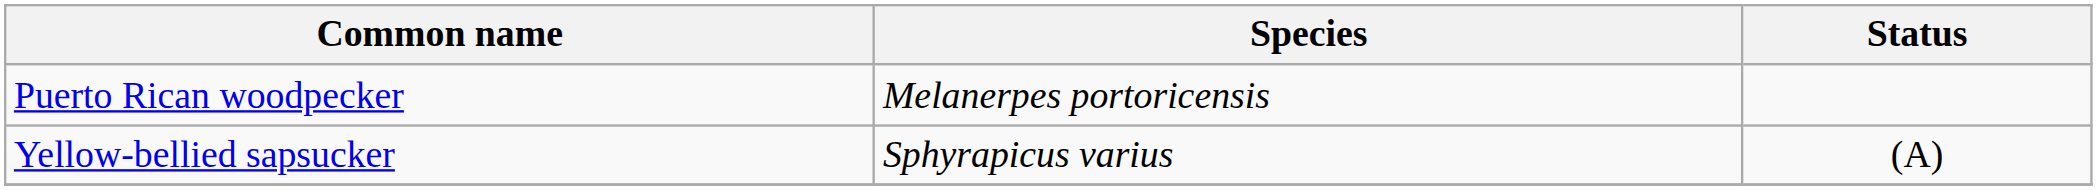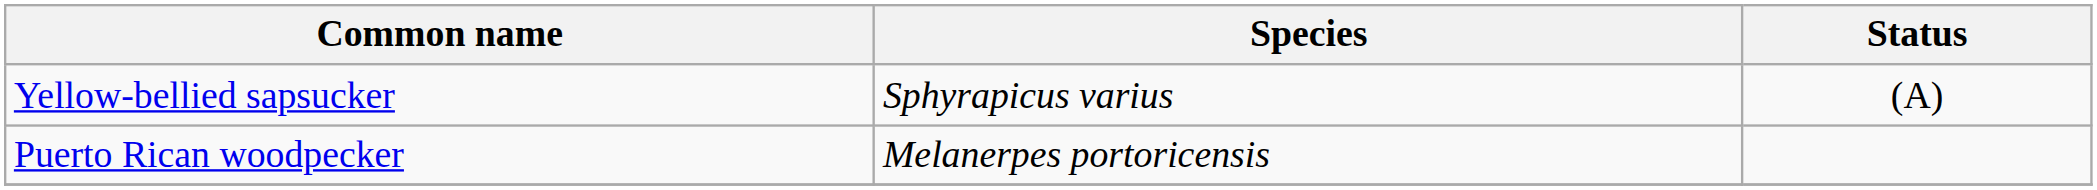rows swapped: (204, 154) <-> (209, 94)
